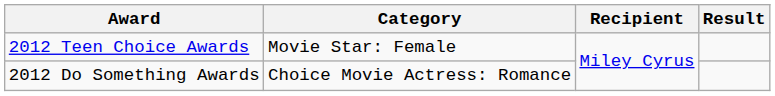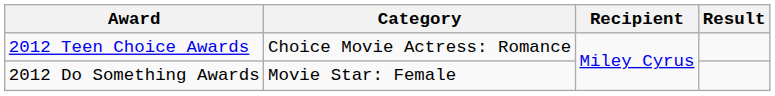(362, 47) Movie Star: Female -> (420, 47) Choice Movie Actress: Romance
(420, 76) Choice Movie Actress: Romance -> (362, 76) Movie Star: Female
